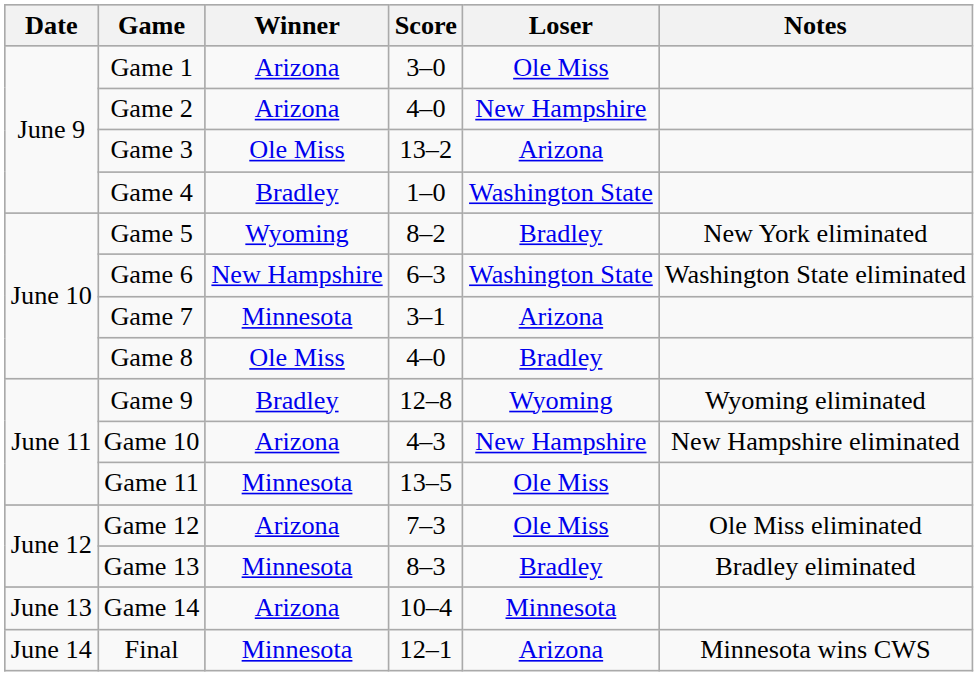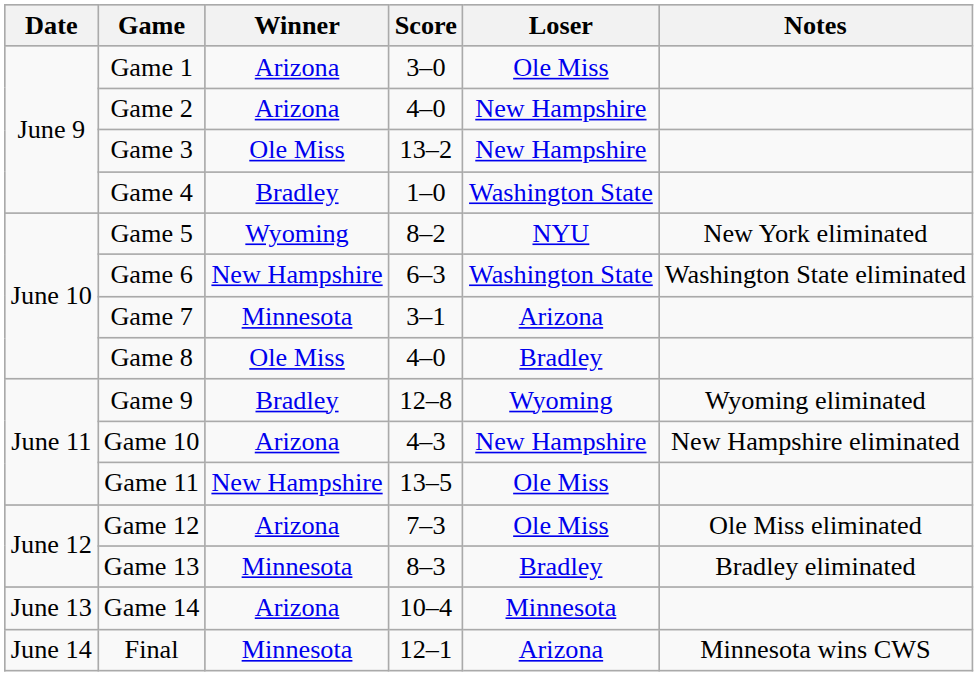(561, 150) Arizona -> (561, 150) New Hampshire
(561, 233) Bradley -> (561, 233) NYU
(297, 483) Minnesota -> (297, 483) New Hampshire
